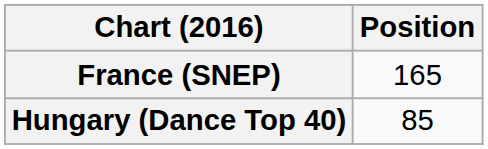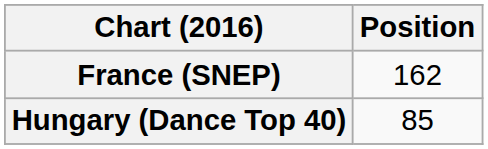(418, 74) 165 -> (418, 74) 162
